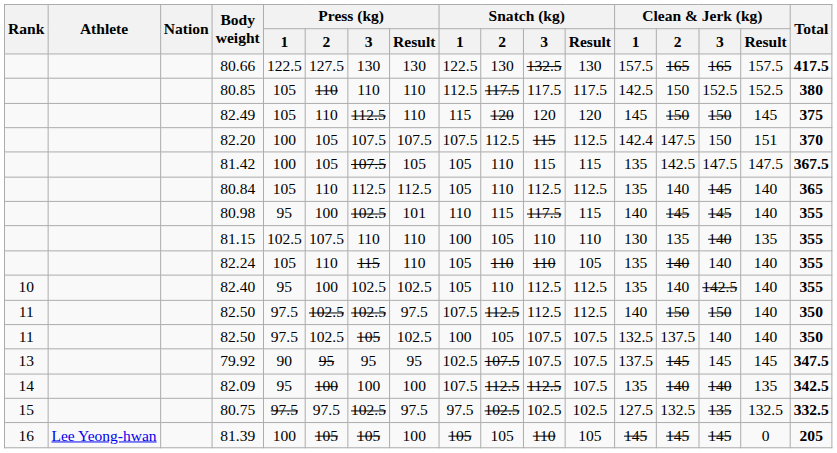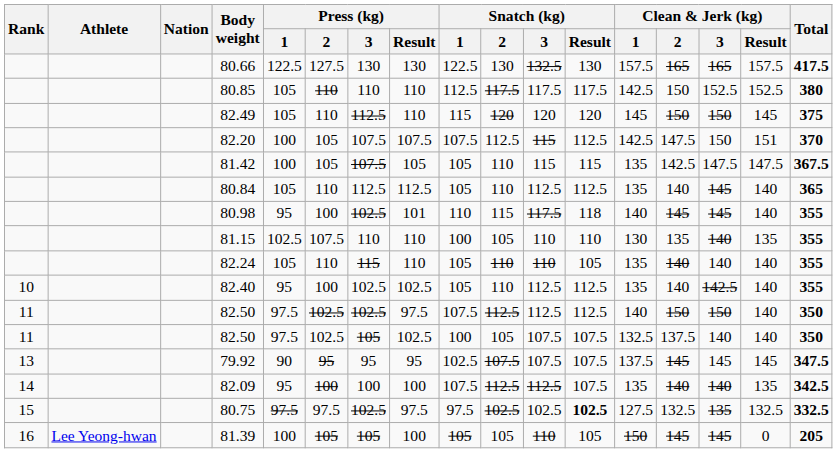(636, 139) 142.4 -> (636, 139) 142.5
(590, 213) 115 -> (590, 213) 118
(590, 410) normal -> (590, 410) bold
(636, 435) 145 -> (636, 435) 150
